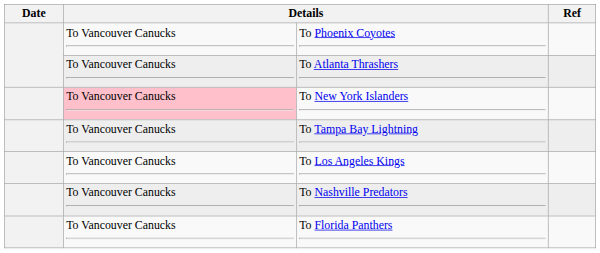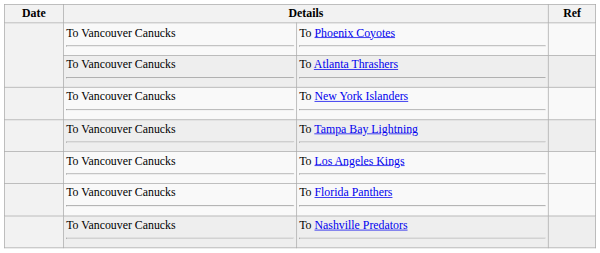(180, 100) pink background -> (180, 100) no background
rows swapped: (423, 197) <-> (423, 229)
